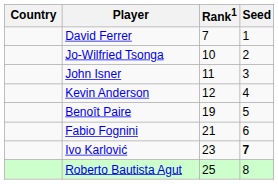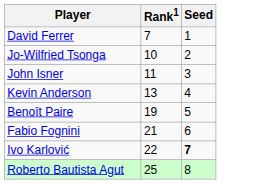- column: (33, 15)
(209, 93) 12 -> (151, 93) 13
(209, 150) 23 -> (151, 150) 22
